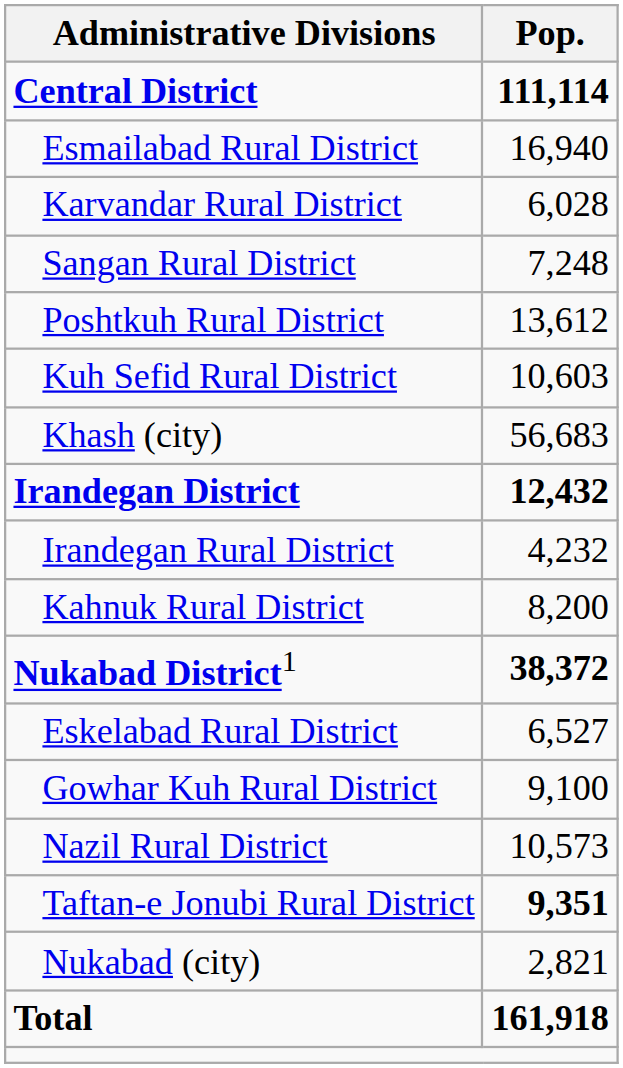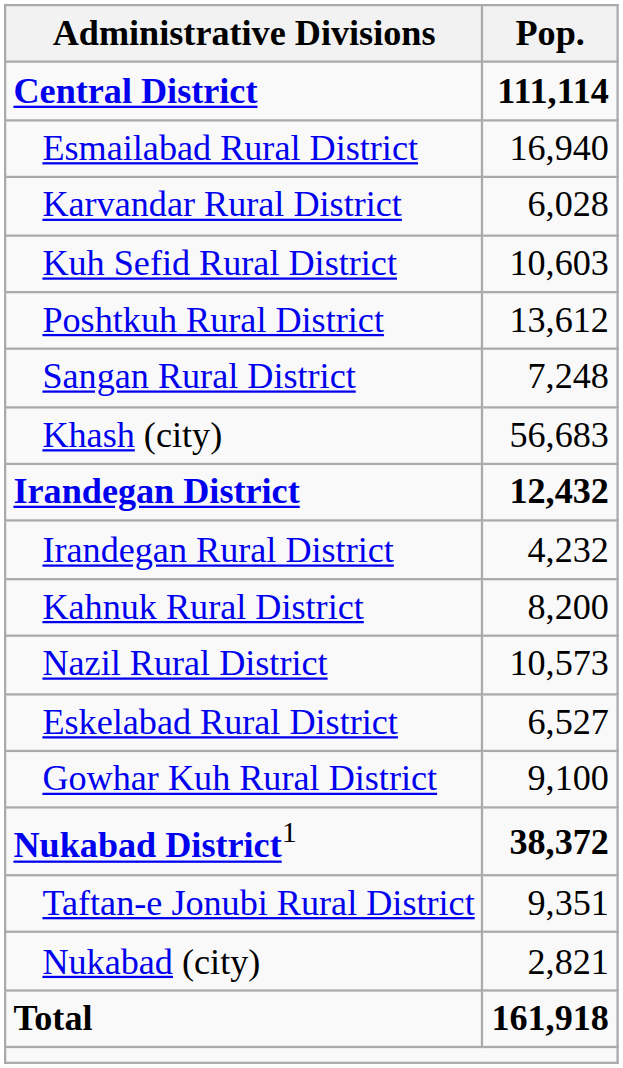rows swapped: (220, 377) <-> (199, 262)
rows swapped: (155, 668) <-> (185, 845)
(568, 903) bold -> (568, 903) normal
